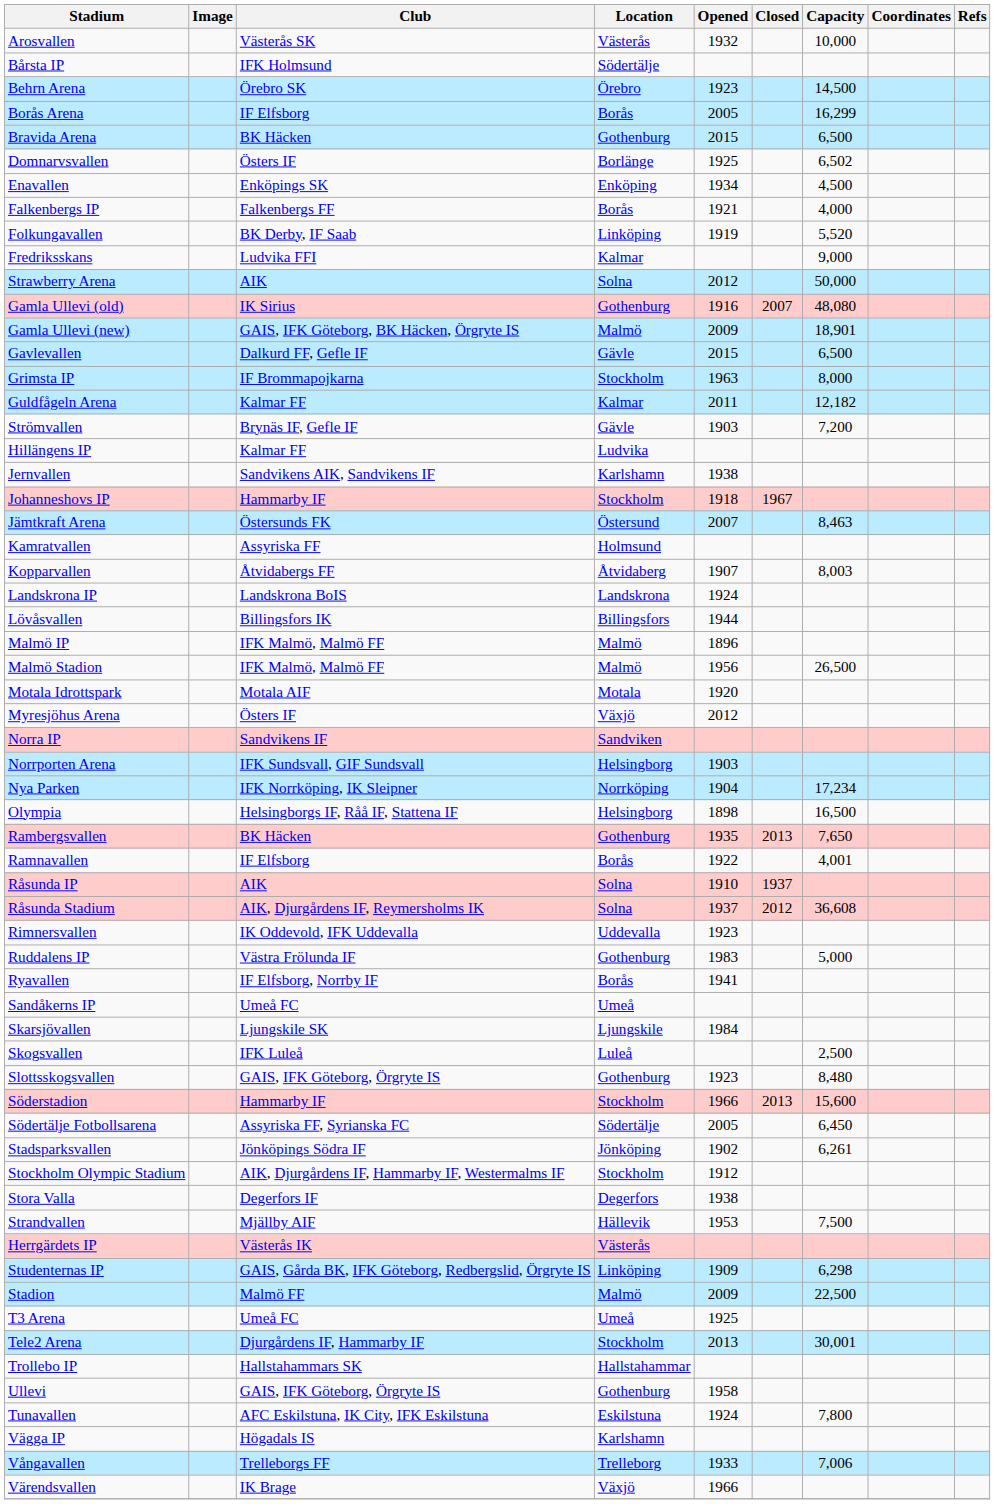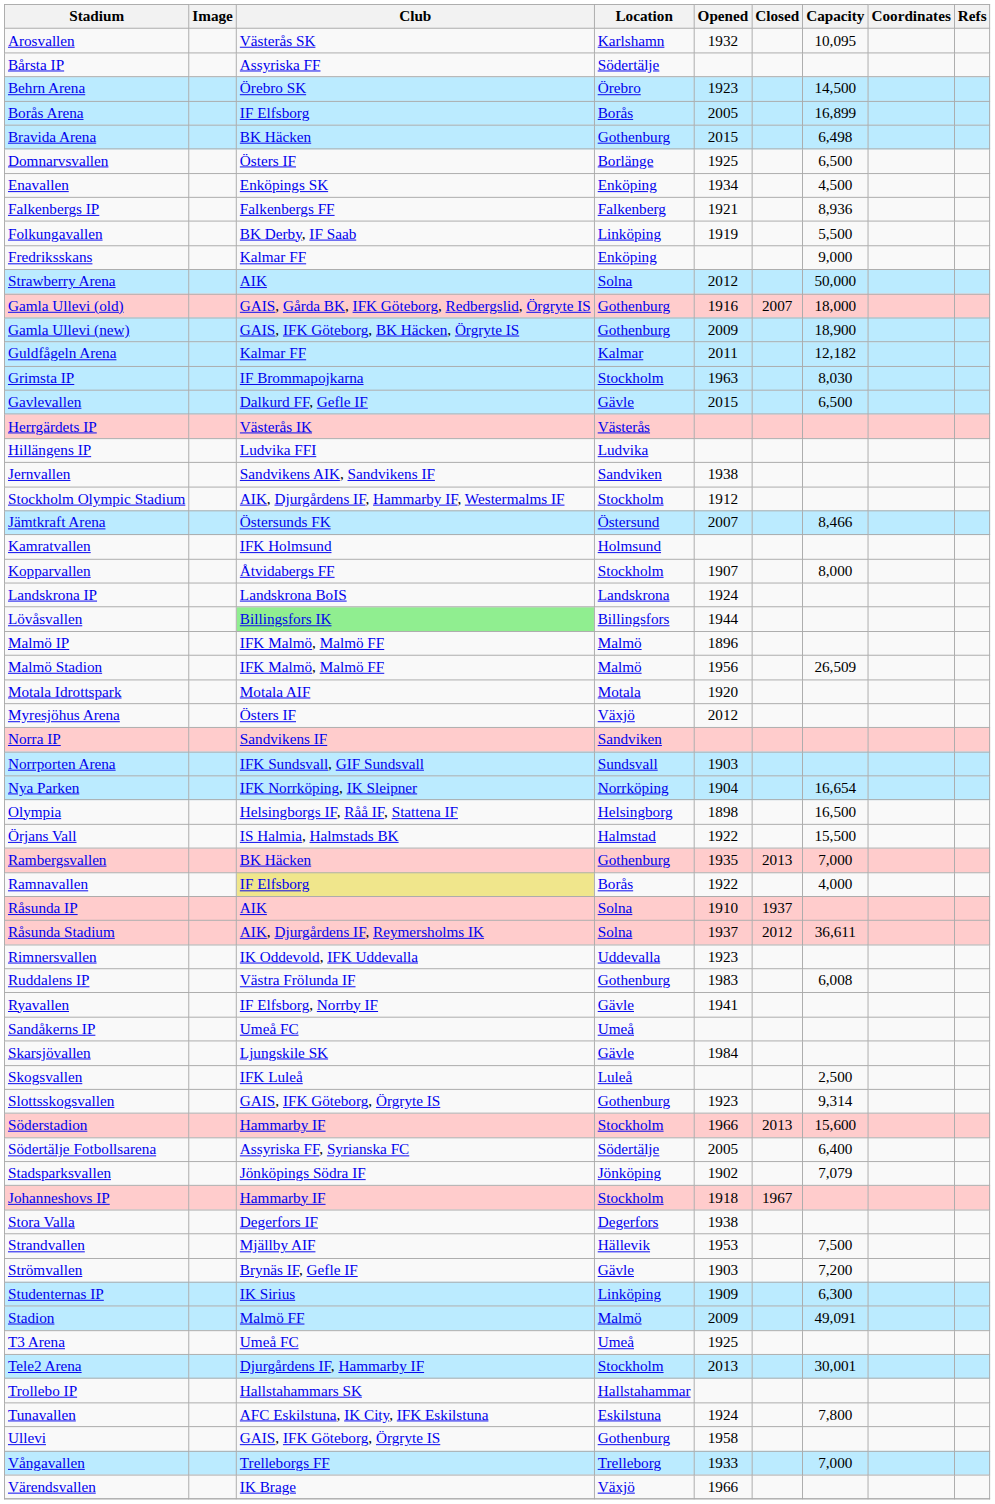(624, 40) Västerås -> (631, 40) Karlshamn
(835, 40) 10,000 -> (835, 40) 10,095
(286, 64) IFK Holmsund -> (280, 64) Assyriska FF
(835, 112) 16,299 -> (835, 112) 16,899
(835, 137) 6,500 -> (835, 137) 6,498
(835, 161) 6,502 -> (835, 161) 6,500
(615, 209) Borås -> (632, 209) Falkenberg
(835, 209) 4,000 -> (835, 209) 8,936
(835, 233) 5,520 -> (835, 233) 5,500
(278, 257) Ludvika FFI -> (273, 257) Kalmar FF
(620, 257) Kalmar -> (627, 257) Enköping
(268, 305) IK Sirius -> (415, 305) GAIS, Gårda BK, IFK Göteborg, Redbergslid, Örgryte IS
(835, 305) 48,080 -> (835, 305) 18,000
(620, 329) Malmö -> (634, 329) Gothenburg
(835, 329) 18,901 -> (835, 329) 18,900
rows swapped: (45, 354) <-> (62, 402)
(835, 378) 8,000 -> (835, 378) 8,030
rows swapped: (52, 1245) <-> (45, 426)
(273, 450) Kalmar FF -> (278, 450) Ludvika FFI
(631, 474) Karlshamn -> (630, 474) Sandviken
rows swapped: (59, 498) <-> (97, 1173)
(835, 522) 8,463 -> (835, 522) 8,466
(280, 546) Assyriska FF -> (286, 546) IFK Holmsund
(632, 570) Åtvidaberg -> (631, 570) Stockholm
(835, 570) 8,003 -> (835, 570) 8,000
(286, 619) no background -> (286, 619) lightgreen background
(835, 667) 26,500 -> (835, 667) 26,509
(635, 763) Helsingborg -> (628, 763) Sundsvall
(835, 787) 17,234 -> (835, 787) 16,654
+ row: (42, 836)
(835, 836) 7,650 -> (835, 860) 7,000
(275, 860) no background -> (275, 884) khaki background
(835, 860) 4,001 -> (835, 884) 4,000
(835, 908) 36,608 -> (835, 932) 36,611
(835, 956) 5,000 -> (835, 980) 6,008
(615, 980) Borås -> (616, 1004) Gävle
(630, 1029) Ljungskile -> (616, 1053) Gävle
(835, 1077) 8,480 -> (835, 1101) 9,314
(835, 1125) 6,450 -> (835, 1149) 6,400
(835, 1149) 6,261 -> (835, 1173) 7,079
(415, 1270) GAIS, Gårda BK, IFK Göteborg, Redbergslid, Örgryte IS -> (268, 1294) IK Sirius
(835, 1270) 6,298 -> (835, 1294) 6,300
(835, 1294) 22,500 -> (835, 1318) 49,091
rows swapped: (42, 1414) <-> (27, 1390)
- row: (36, 1438)
(835, 1462) 7,006 -> (835, 1462) 7,000
